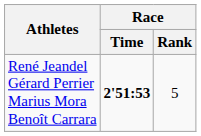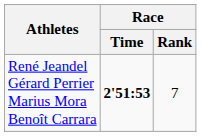(175, 93) 5 -> (175, 93) 7
